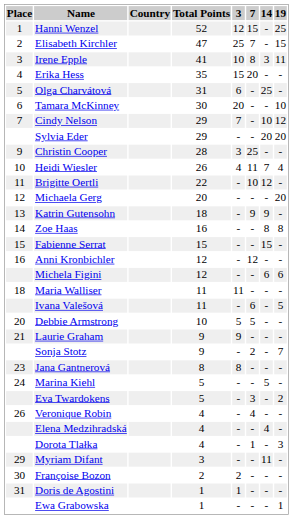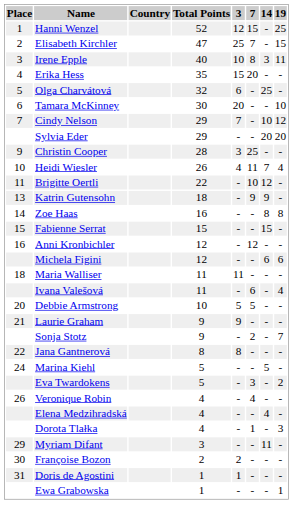(201, 59) 41 -> (201, 59) 40
(201, 90) 31 -> (201, 90) 32
- row: (68, 198)
(280, 305) 5 -> (280, 290) 4
(20, 367) 23 -> (20, 352) 22
